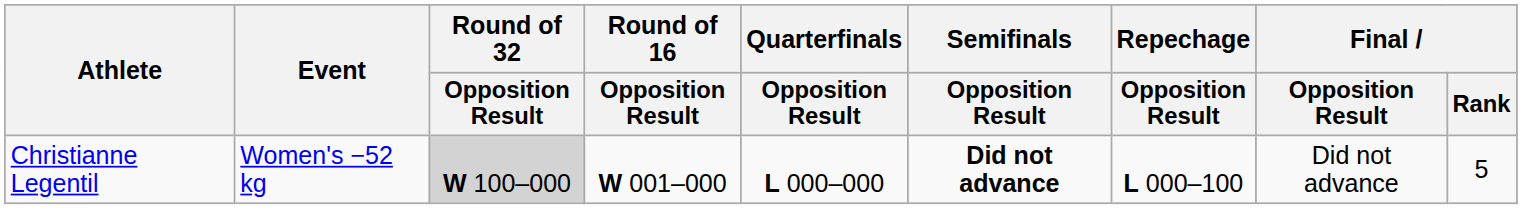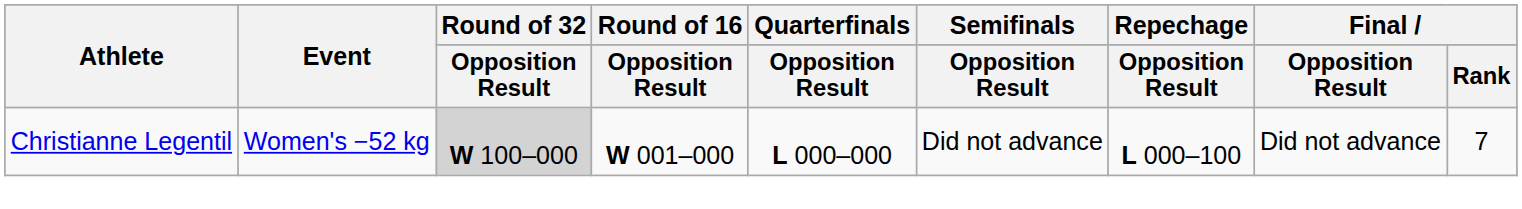(1009, 170) bold -> (1012, 142) normal
(1481, 170) 5 -> (1481, 142) 7
